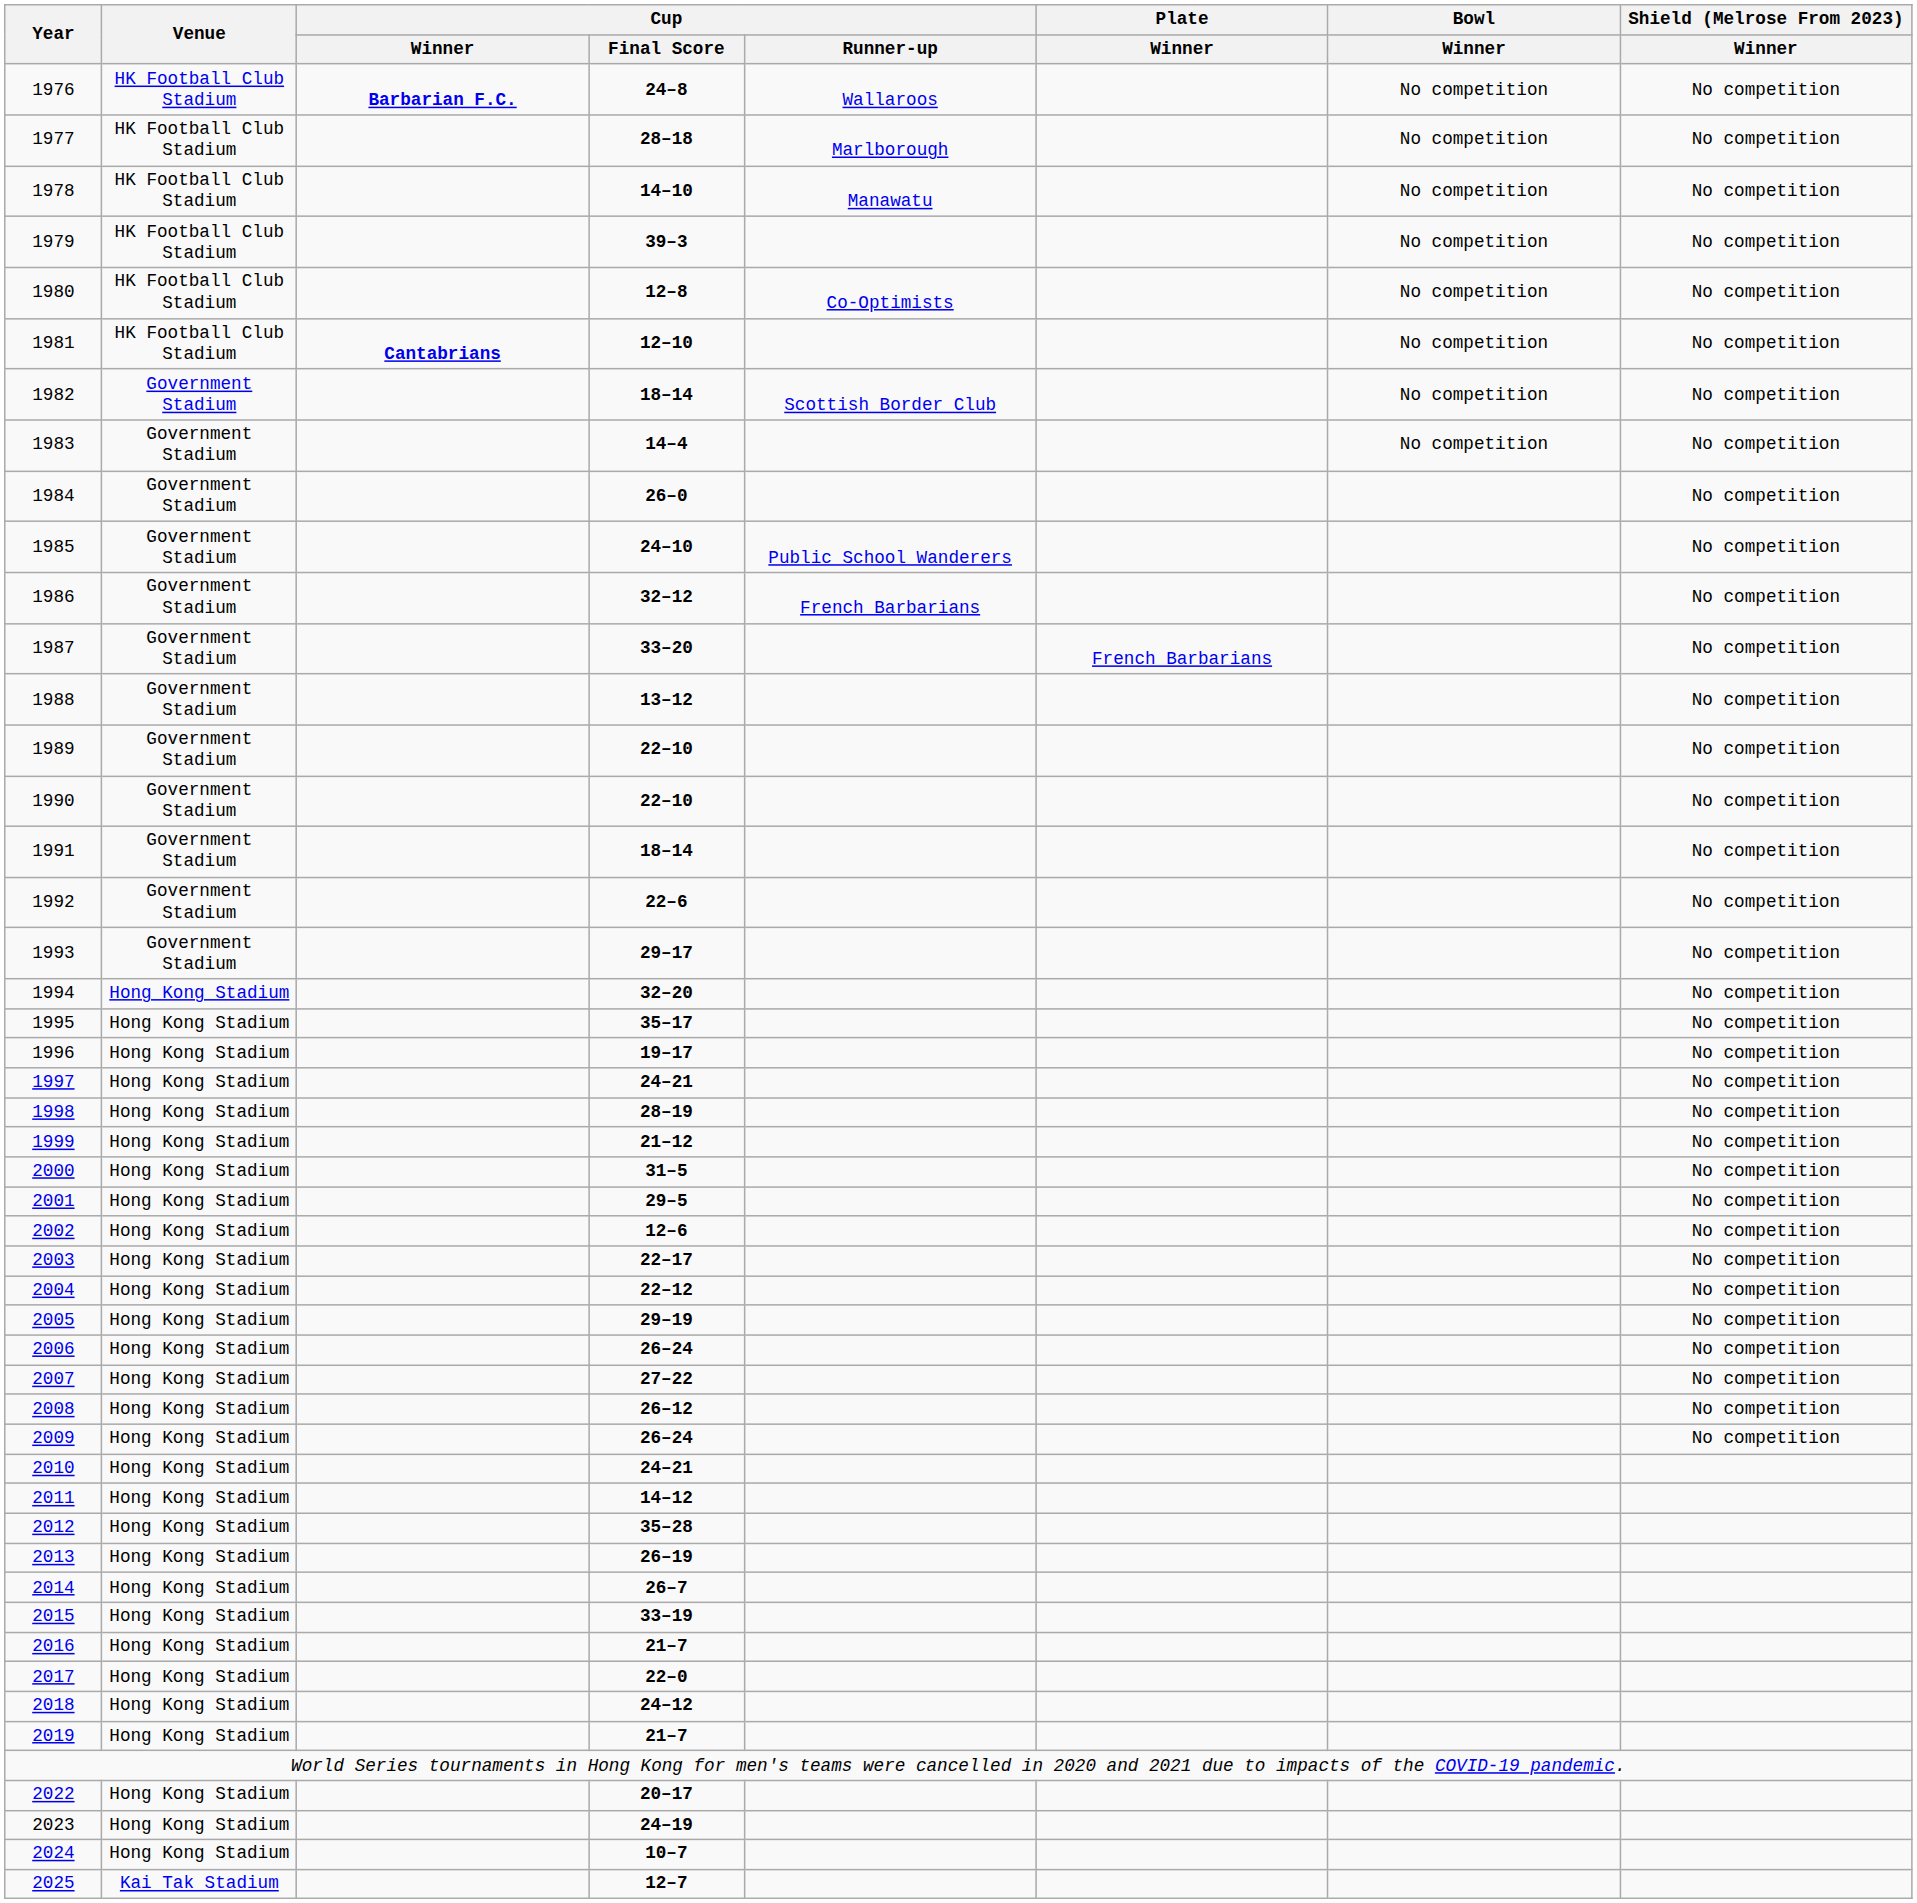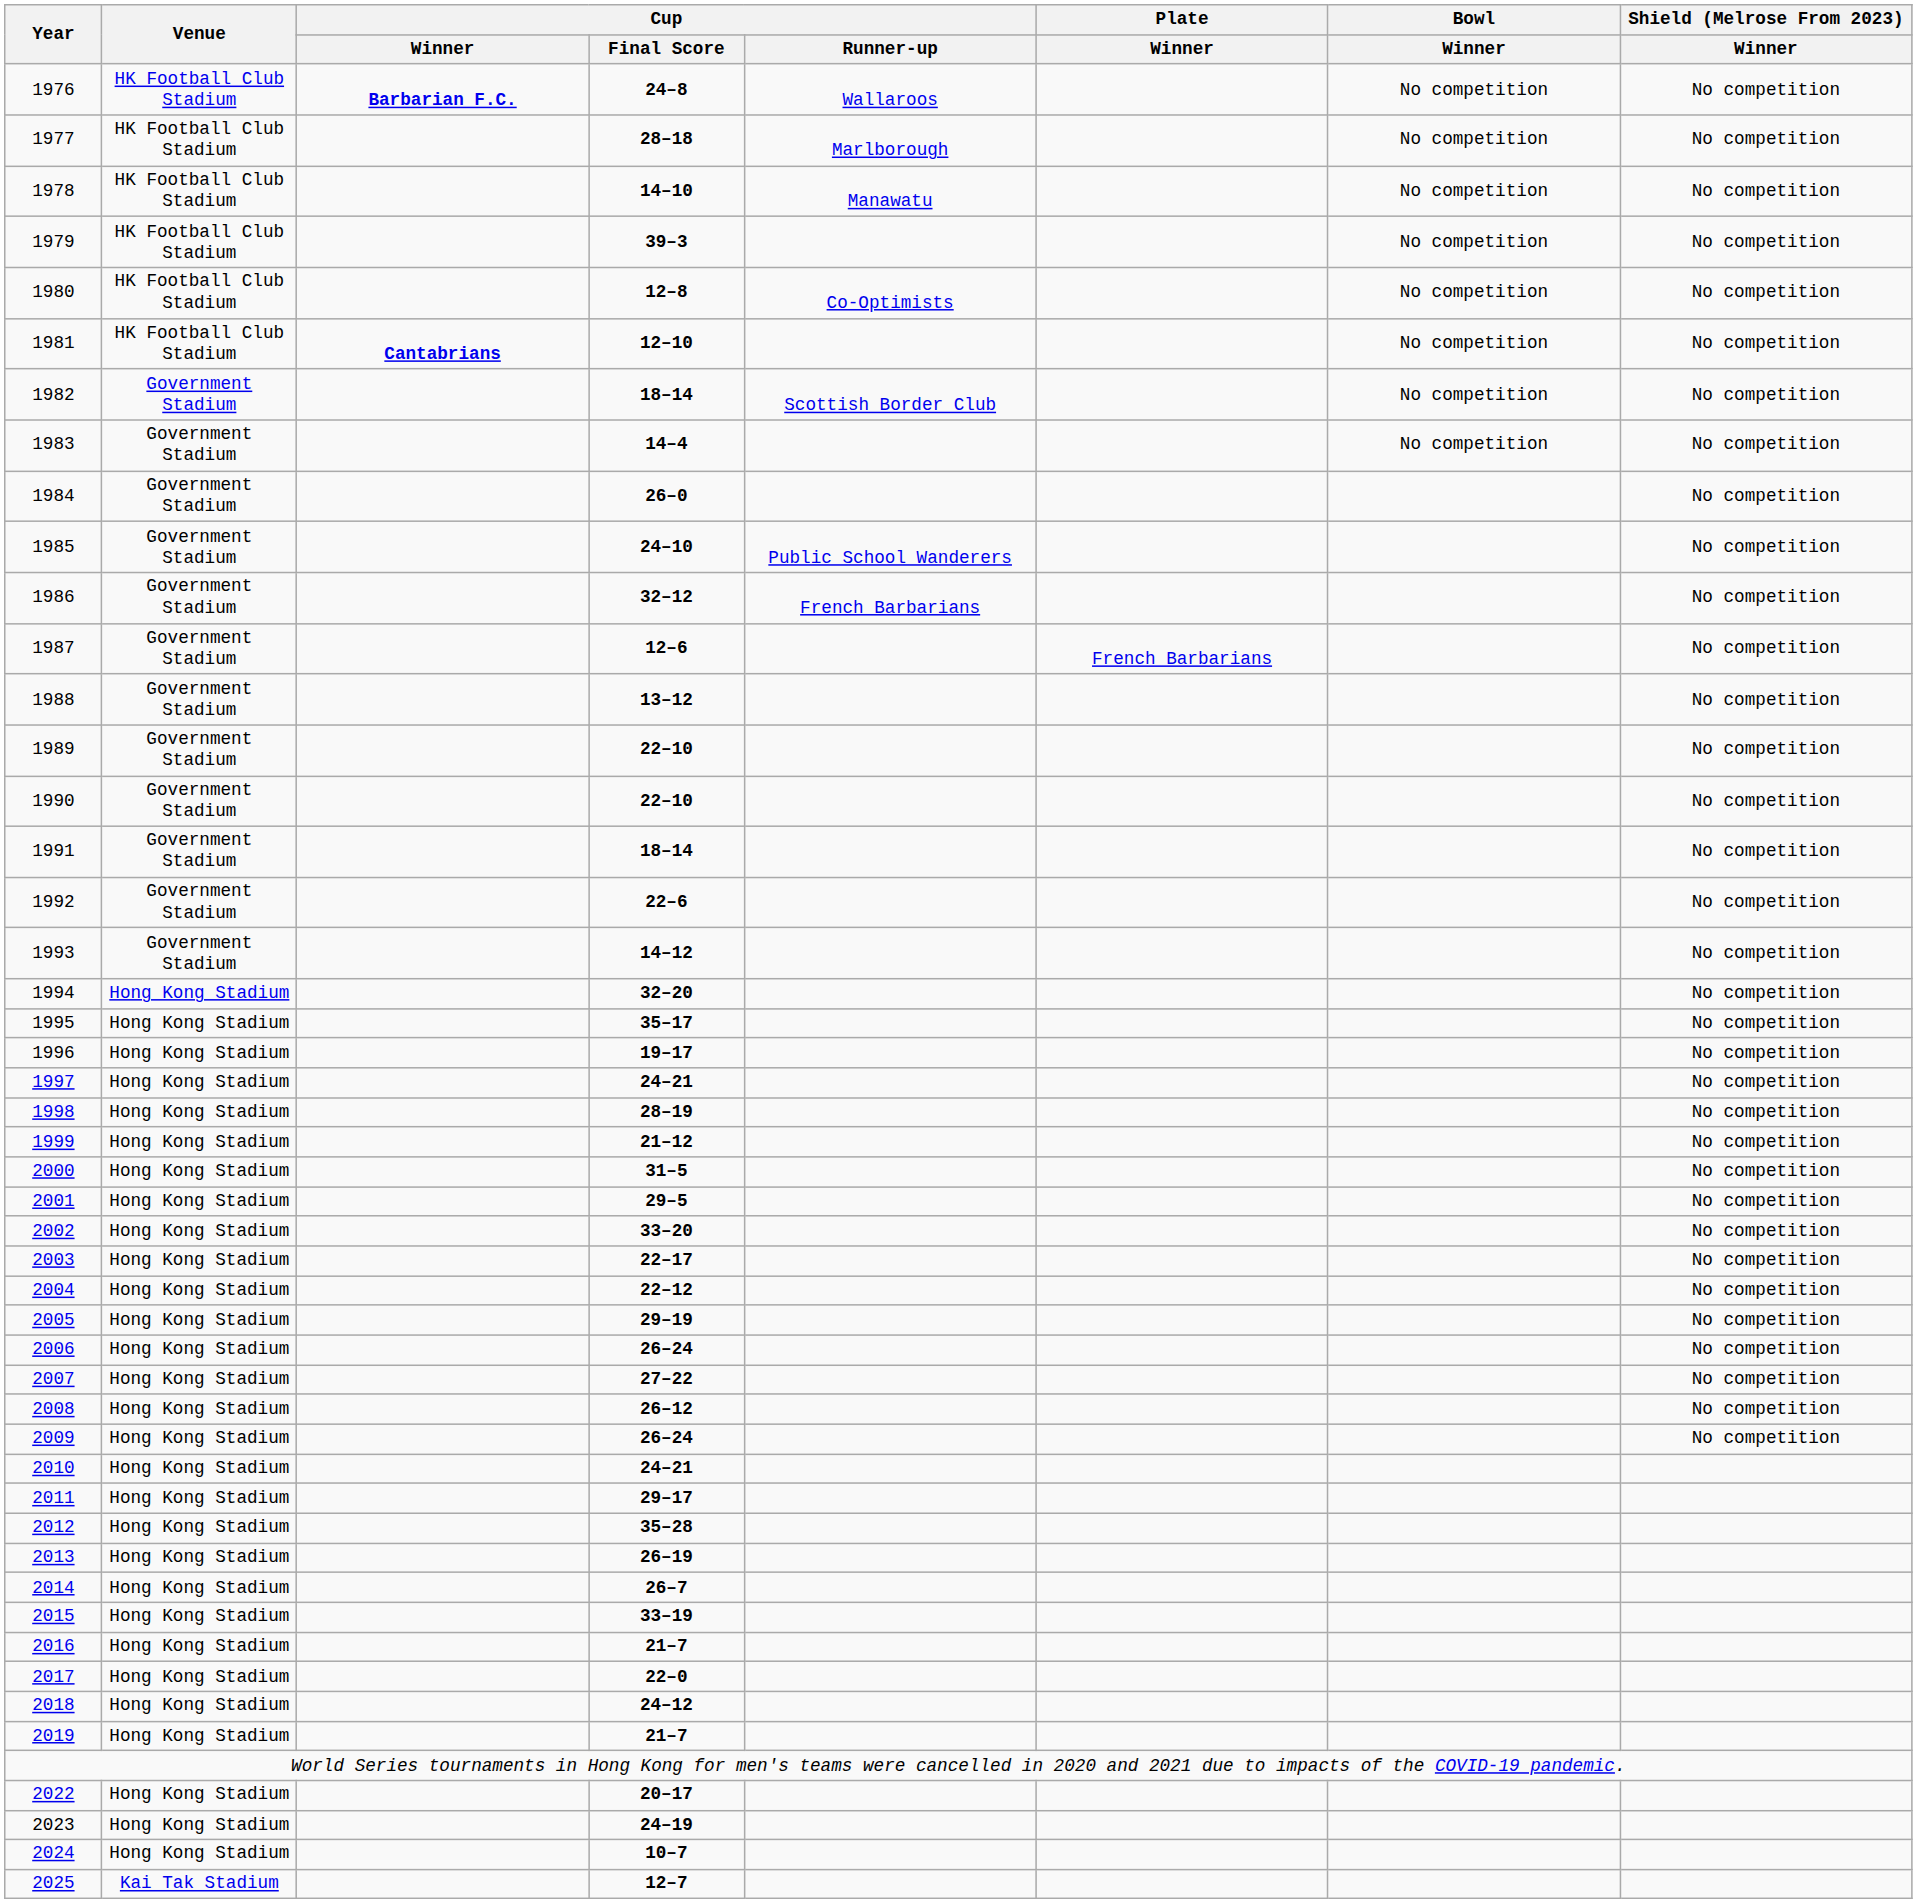(666, 648) 33–20 -> (666, 648) 12–6
(666, 953) 29–17 -> (666, 953) 14–12
(666, 1231) 12–6 -> (666, 1231) 33–20
(666, 1498) 14–12 -> (666, 1498) 29–17
